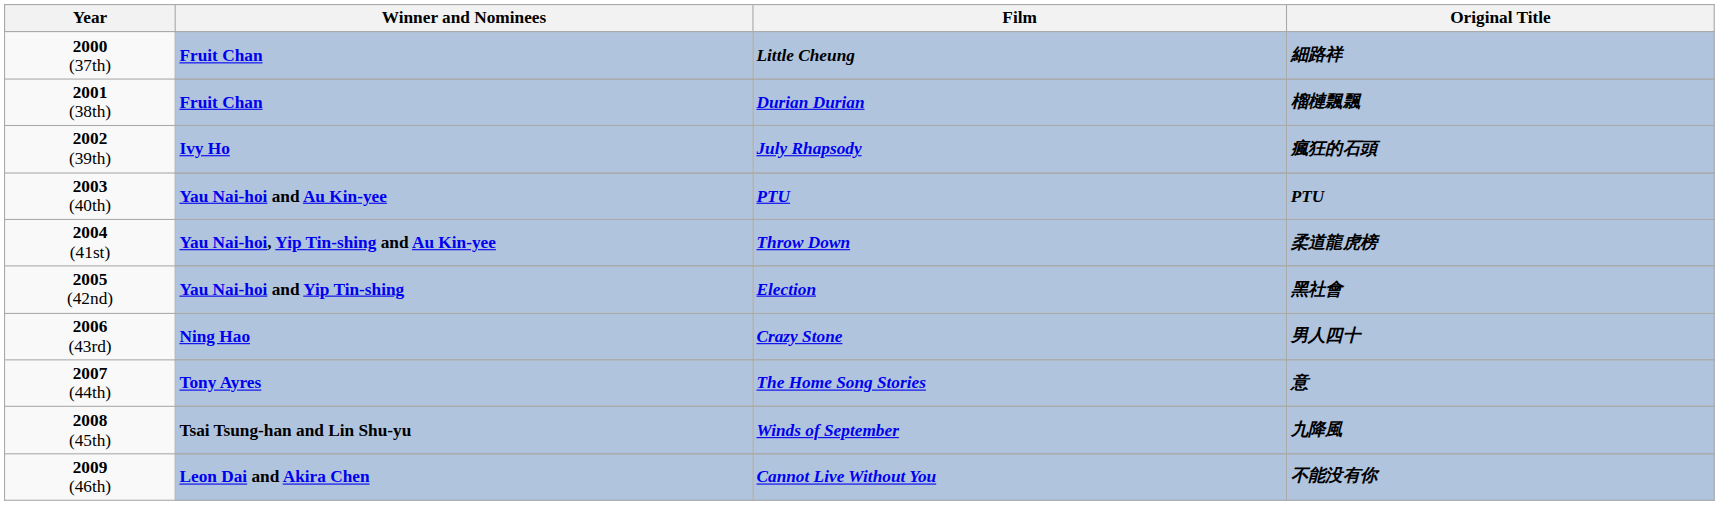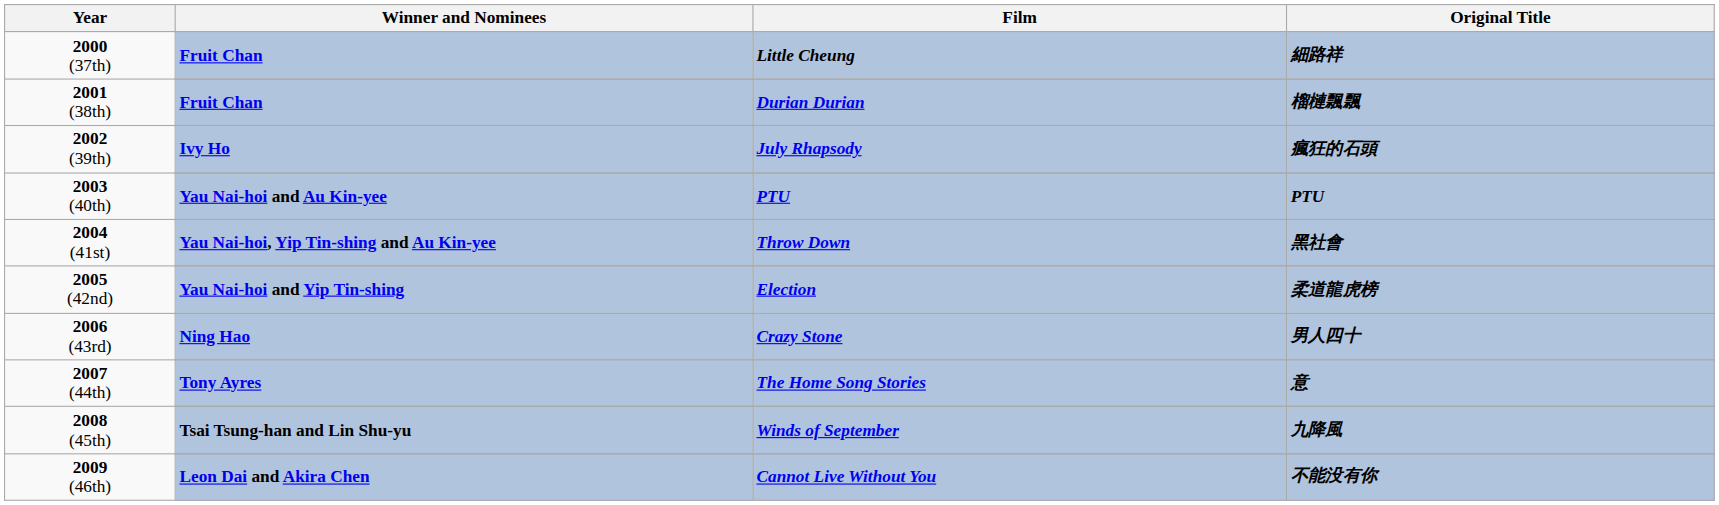(1334, 242) 柔道龍虎榜 -> (1317, 242) 黑社會
(1317, 289) 黑社會 -> (1334, 289) 柔道龍虎榜
